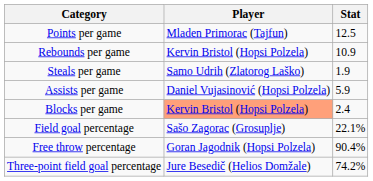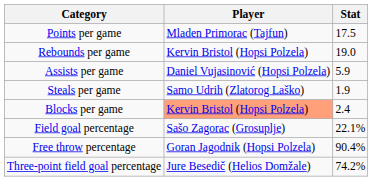(346, 33) 12.5 -> (346, 33) 17.5
(346, 52) 10.9 -> (346, 52) 19.0
rows swapped: (84, 90) <-> (84, 71)
